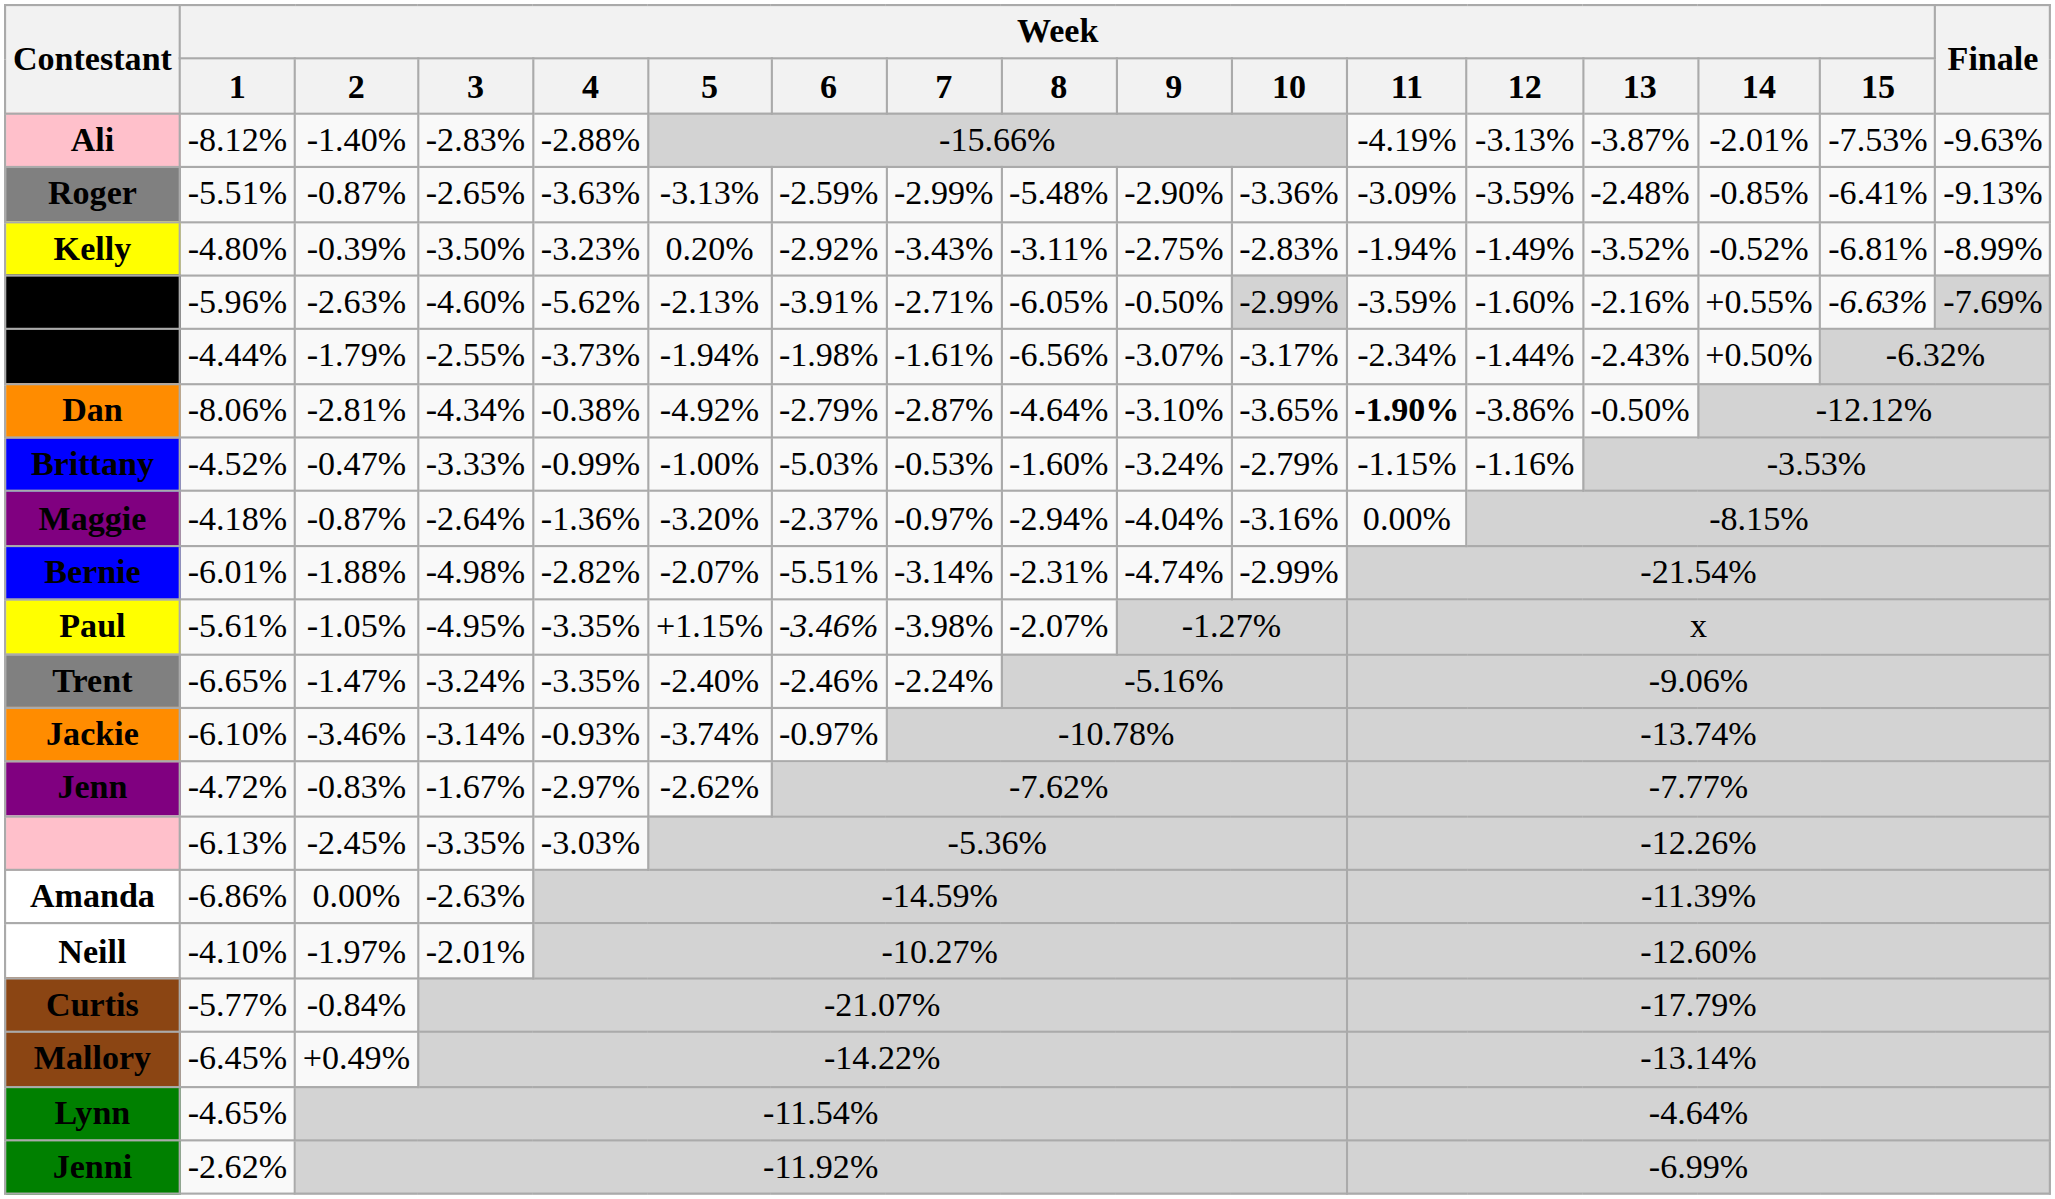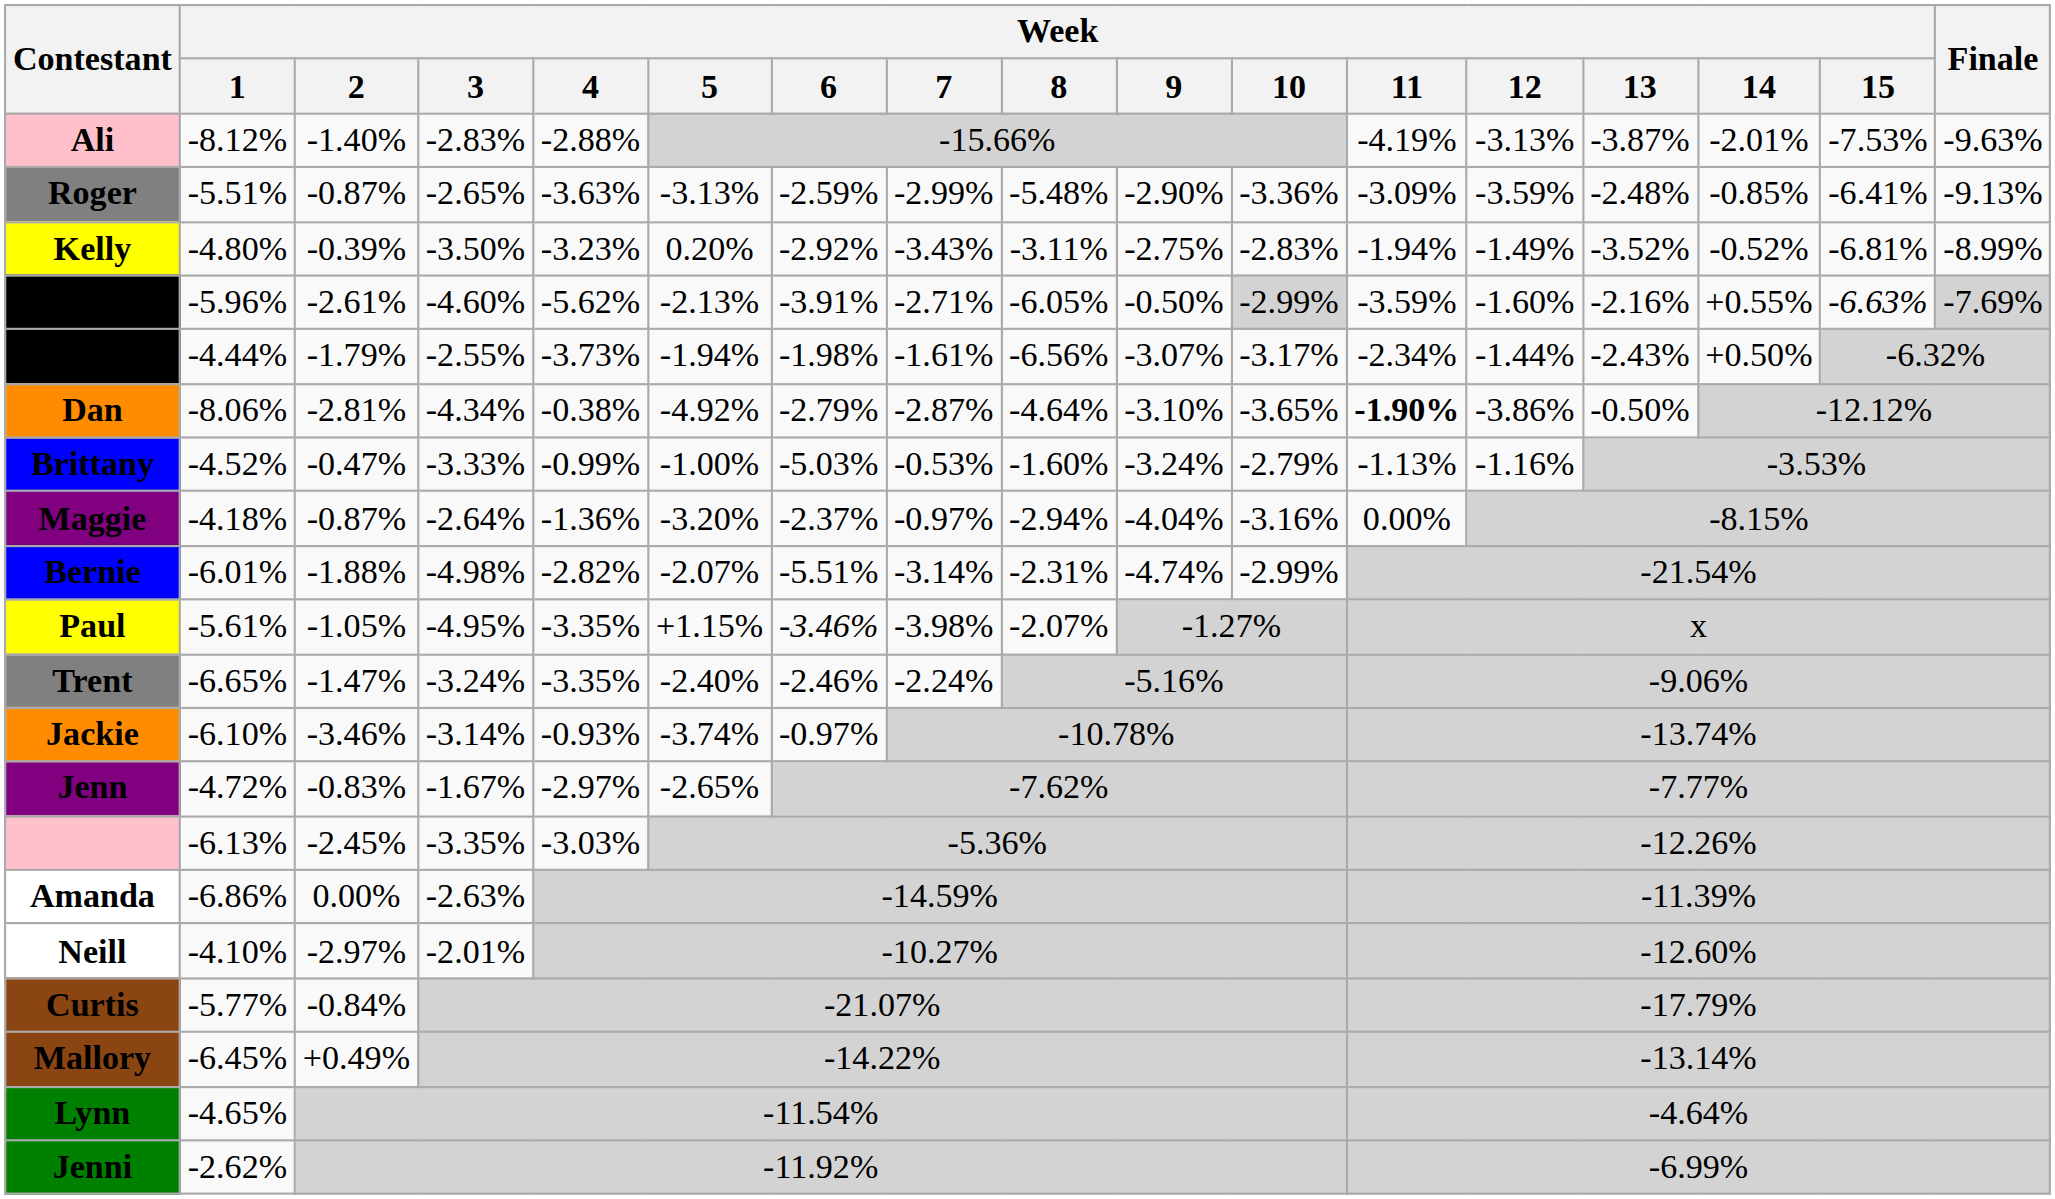(356, 301) -2.63% -> (356, 301) -2.61%
(1407, 463) -1.15% -> (1407, 463) -1.13%
(710, 788) -2.62% -> (710, 788) -2.65%
(356, 950) -1.97% -> (356, 950) -2.97%
